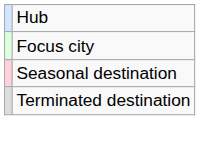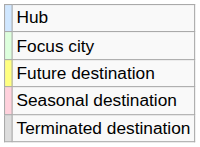+ row: (86, 73)
